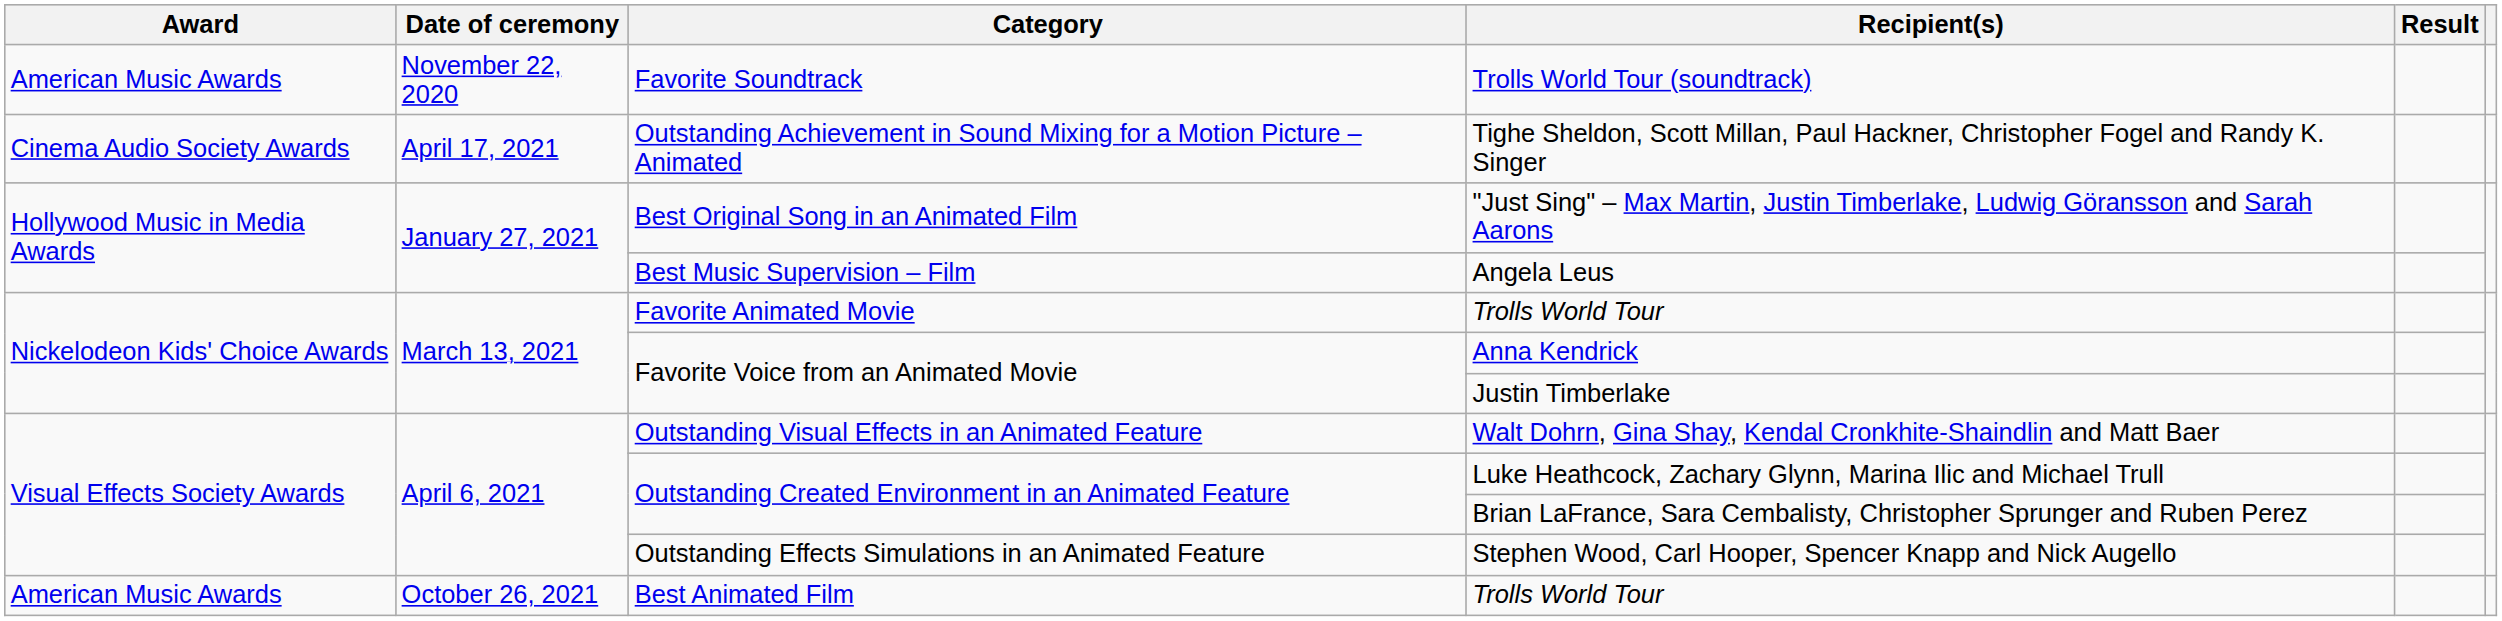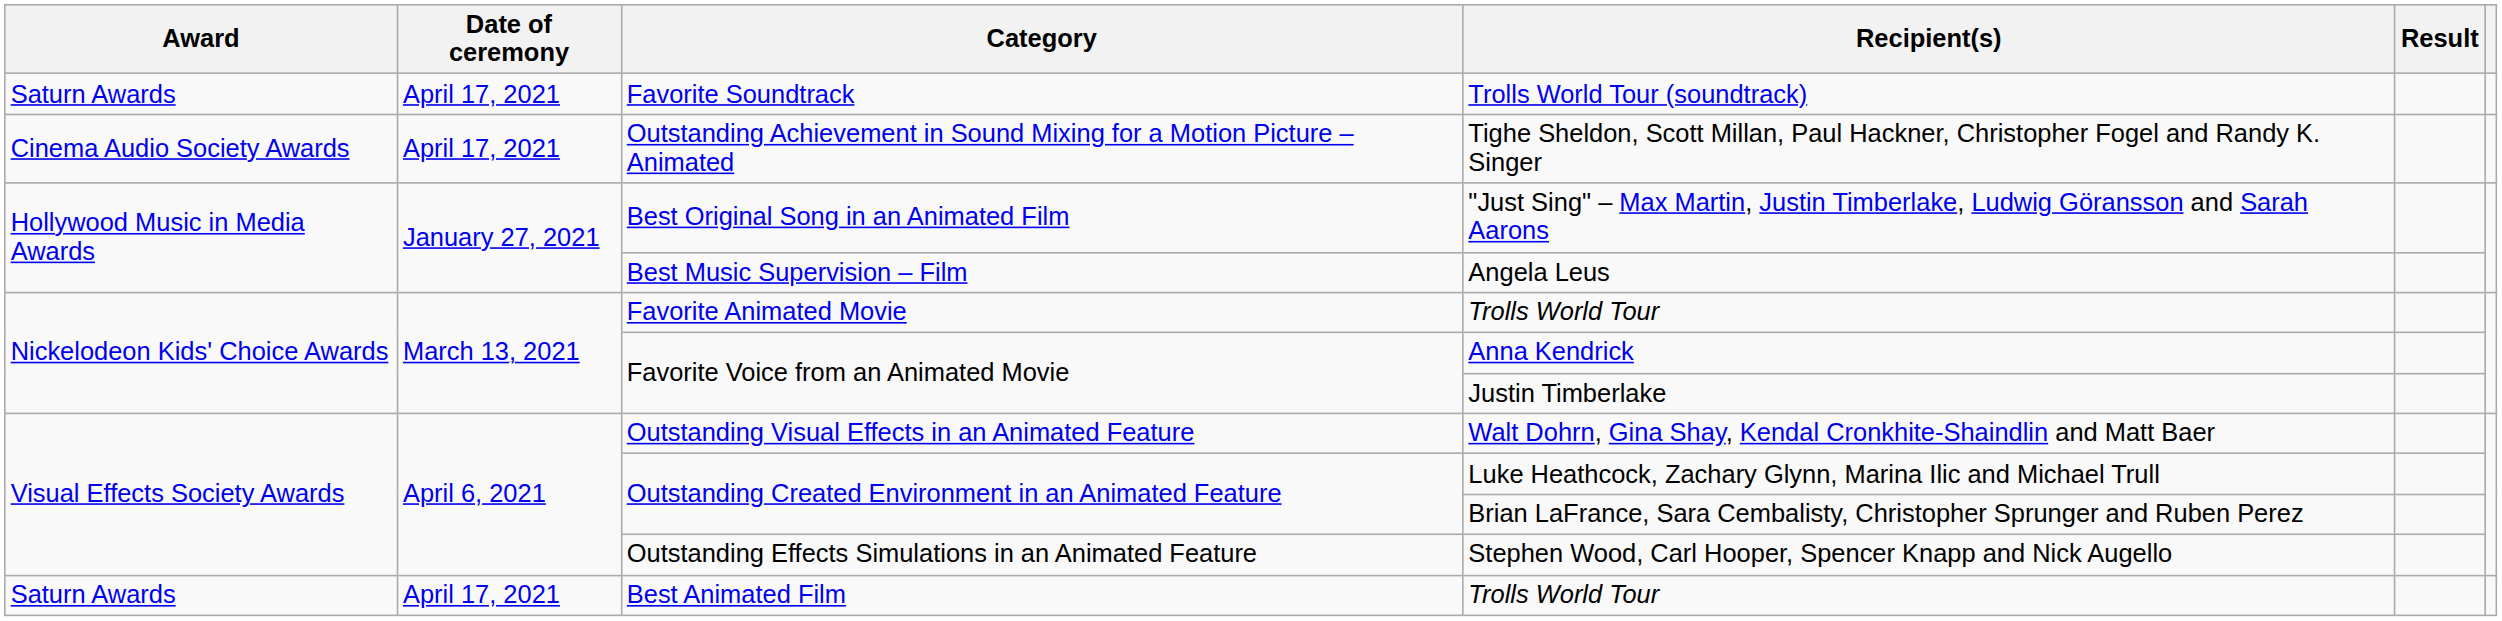(146, 79) American Music Awards -> (93, 93) Saturn Awards
(482, 79) November 22, 2020 -> (481, 93) April 17, 2021
(146, 594) American Music Awards -> (93, 594) Saturn Awards
(500, 594) October 26, 2021 -> (481, 594) April 17, 2021
